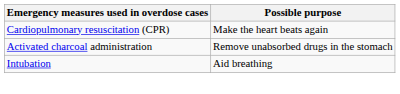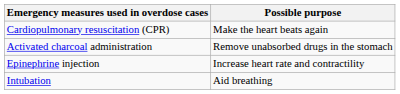+ row: (53, 64)
